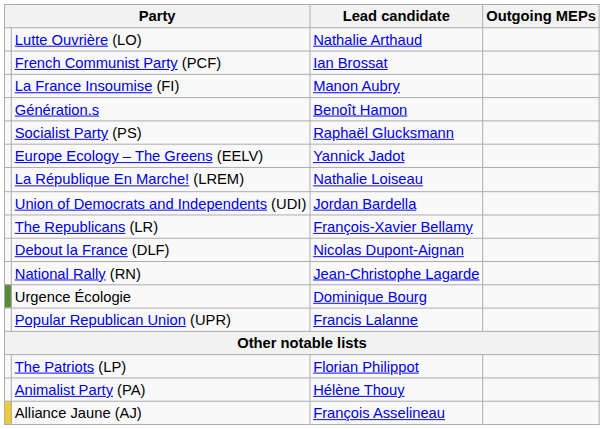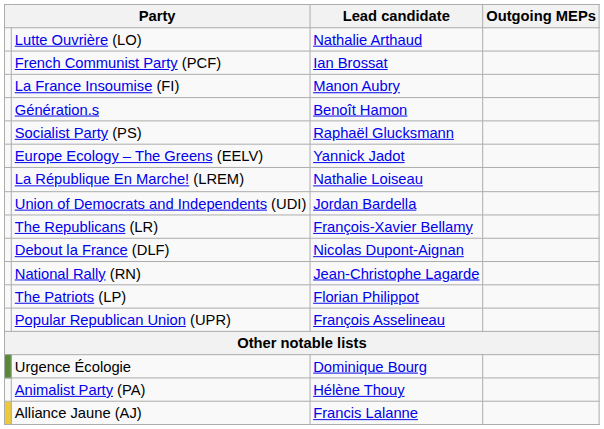rows swapped: (70, 366) <-> (73, 296)
(366, 320) Francis Lalanne -> (379, 320) François Asselineau
(379, 413) François Asselineau -> (366, 413) Francis Lalanne
